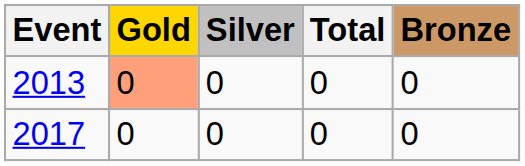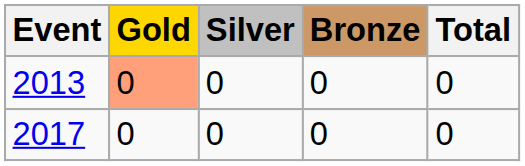columns swapped: (456, 30) <-> (348, 30)
